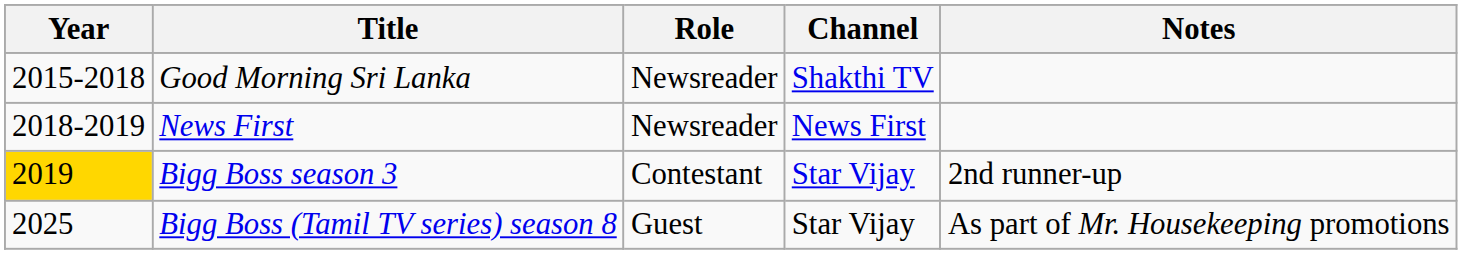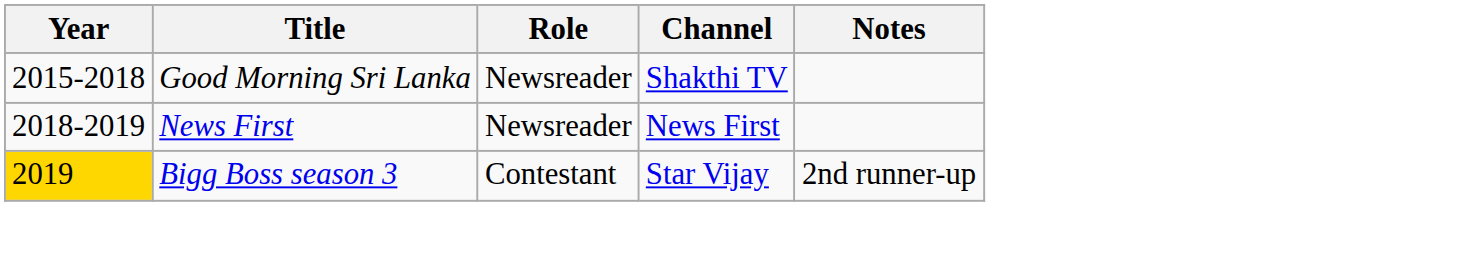- row: (388, 223)
